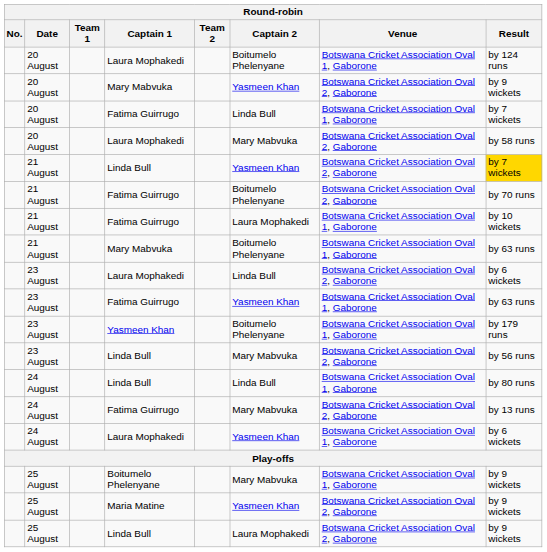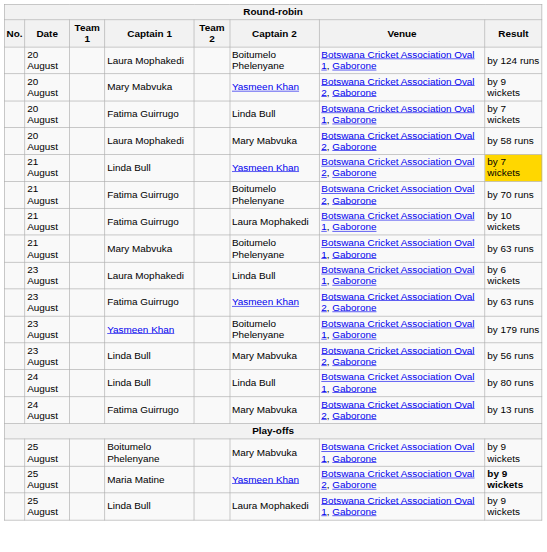(398, 275) Botswana Cricket Association Oval 2, Gaborone -> (398, 275) Botswana Cricket Association Oval 1, Gaborone
(398, 302) Botswana Cricket Association Oval 1, Gaborone -> (398, 302) Botswana Cricket Association Oval 2, Gaborone
- row: (43, 437)
(505, 506) normal -> (505, 479) bold
(398, 533) Botswana Cricket Association Oval 2, Gaborone -> (398, 506) Botswana Cricket Association Oval 1, Gaborone
